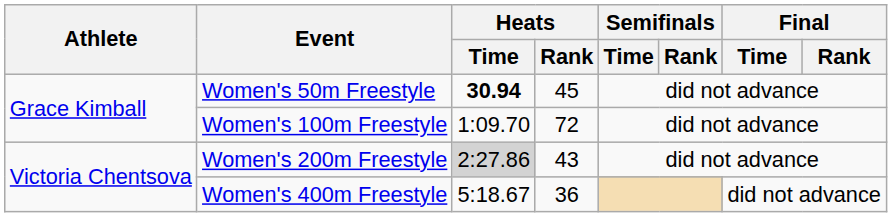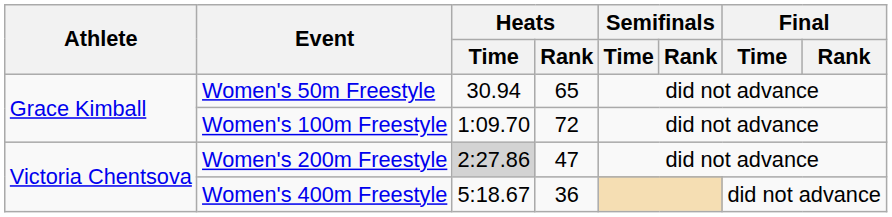(494, 91) bold -> (494, 91) normal
(567, 91) 45 -> (567, 91) 65
(567, 160) 43 -> (567, 160) 47
